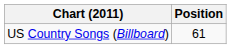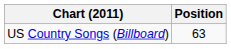(199, 33) 61 -> (199, 33) 63
